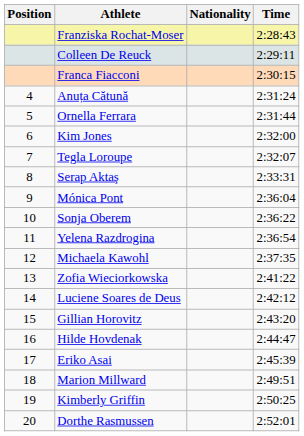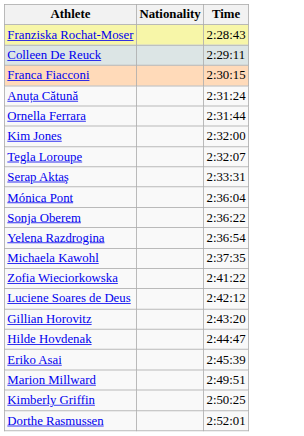- column: (29, 14)
